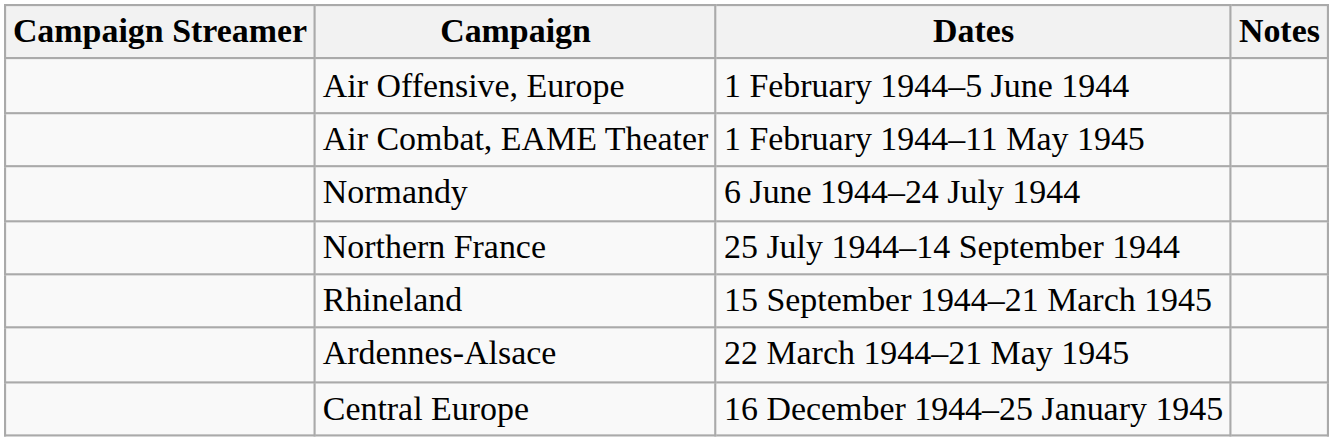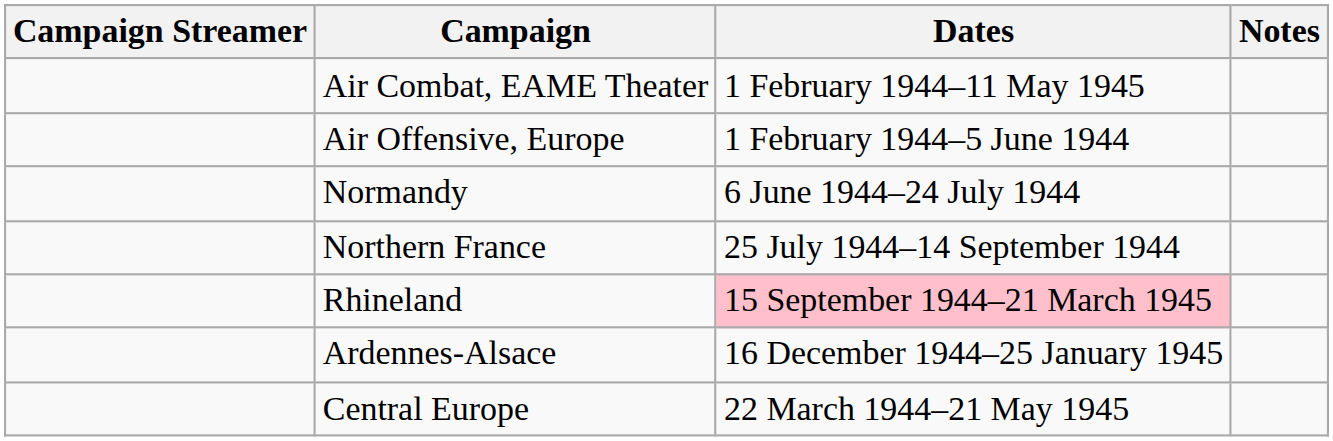rows swapped: (474, 85) <-> (516, 138)
(968, 300) no background -> (968, 300) pink background
(927, 354) 22 March 1944–21 May 1945 -> (974, 354) 16 December 1944–25 January 1945
(974, 407) 16 December 1944–25 January 1945 -> (927, 407) 22 March 1944–21 May 1945
